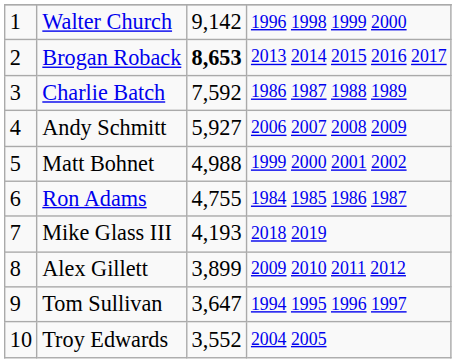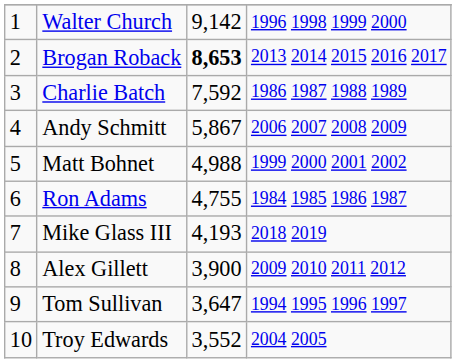(217, 127) 5,927 -> (217, 127) 5,867
(217, 269) 3,899 -> (217, 269) 3,900
